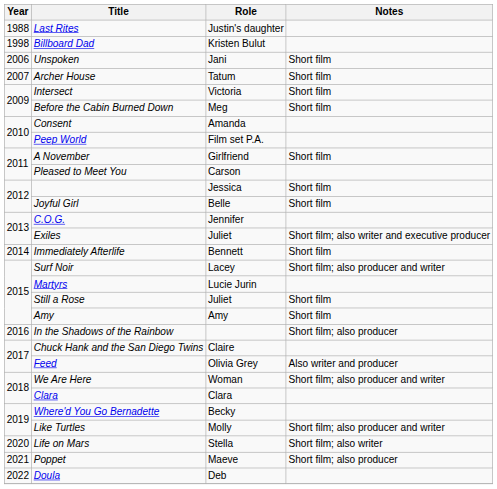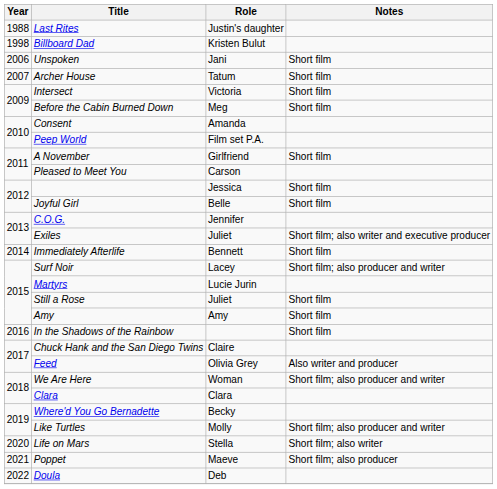(343, 332) Short film; also producer -> (310, 332) Short film
